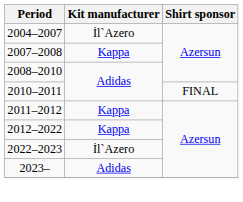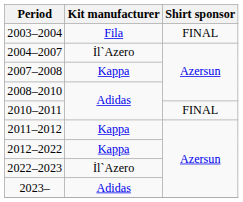+ row: (35, 33)
